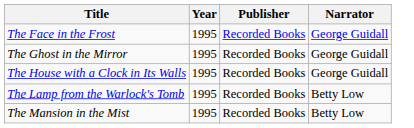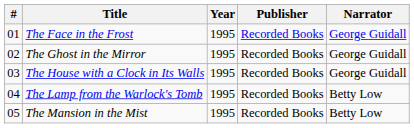+ column: (14, 14)
